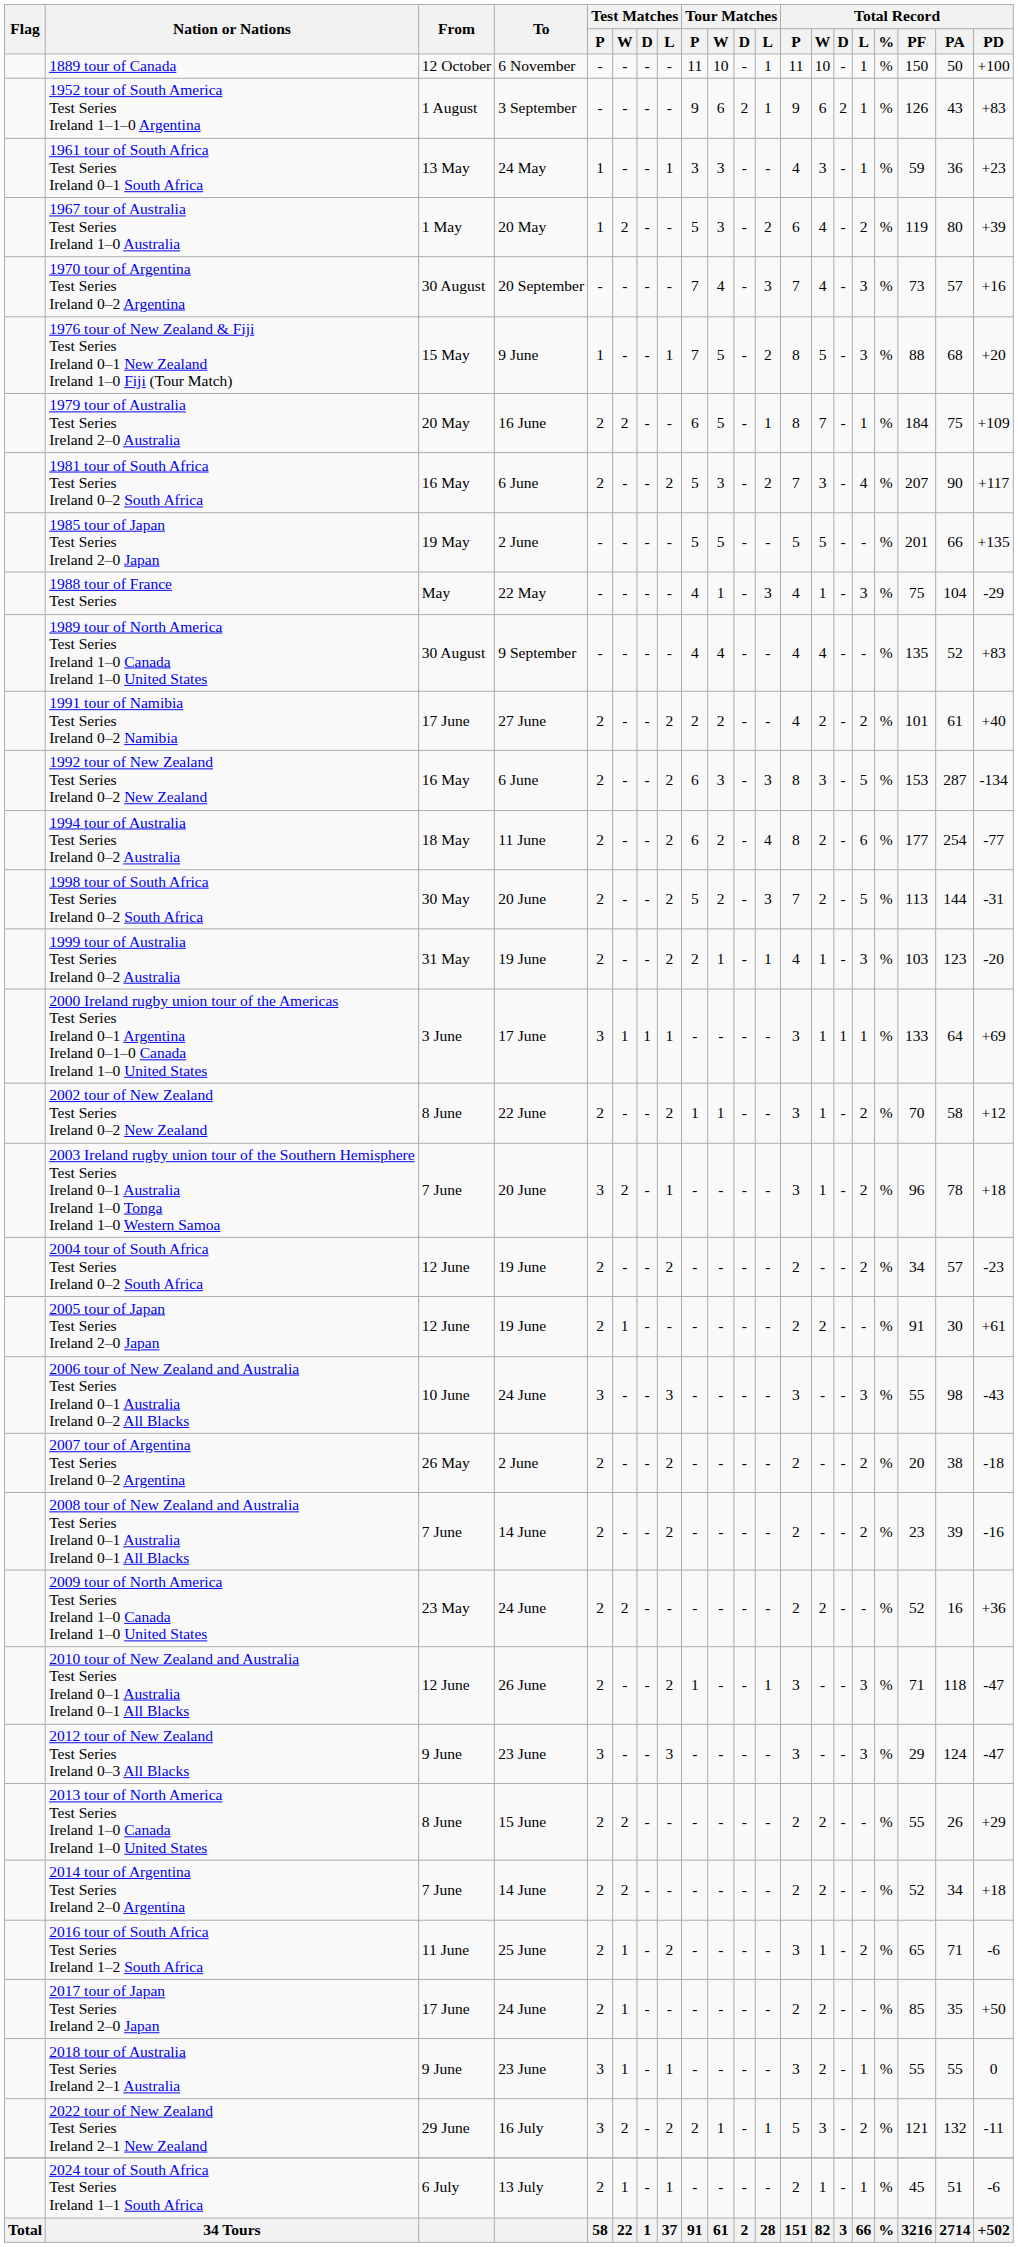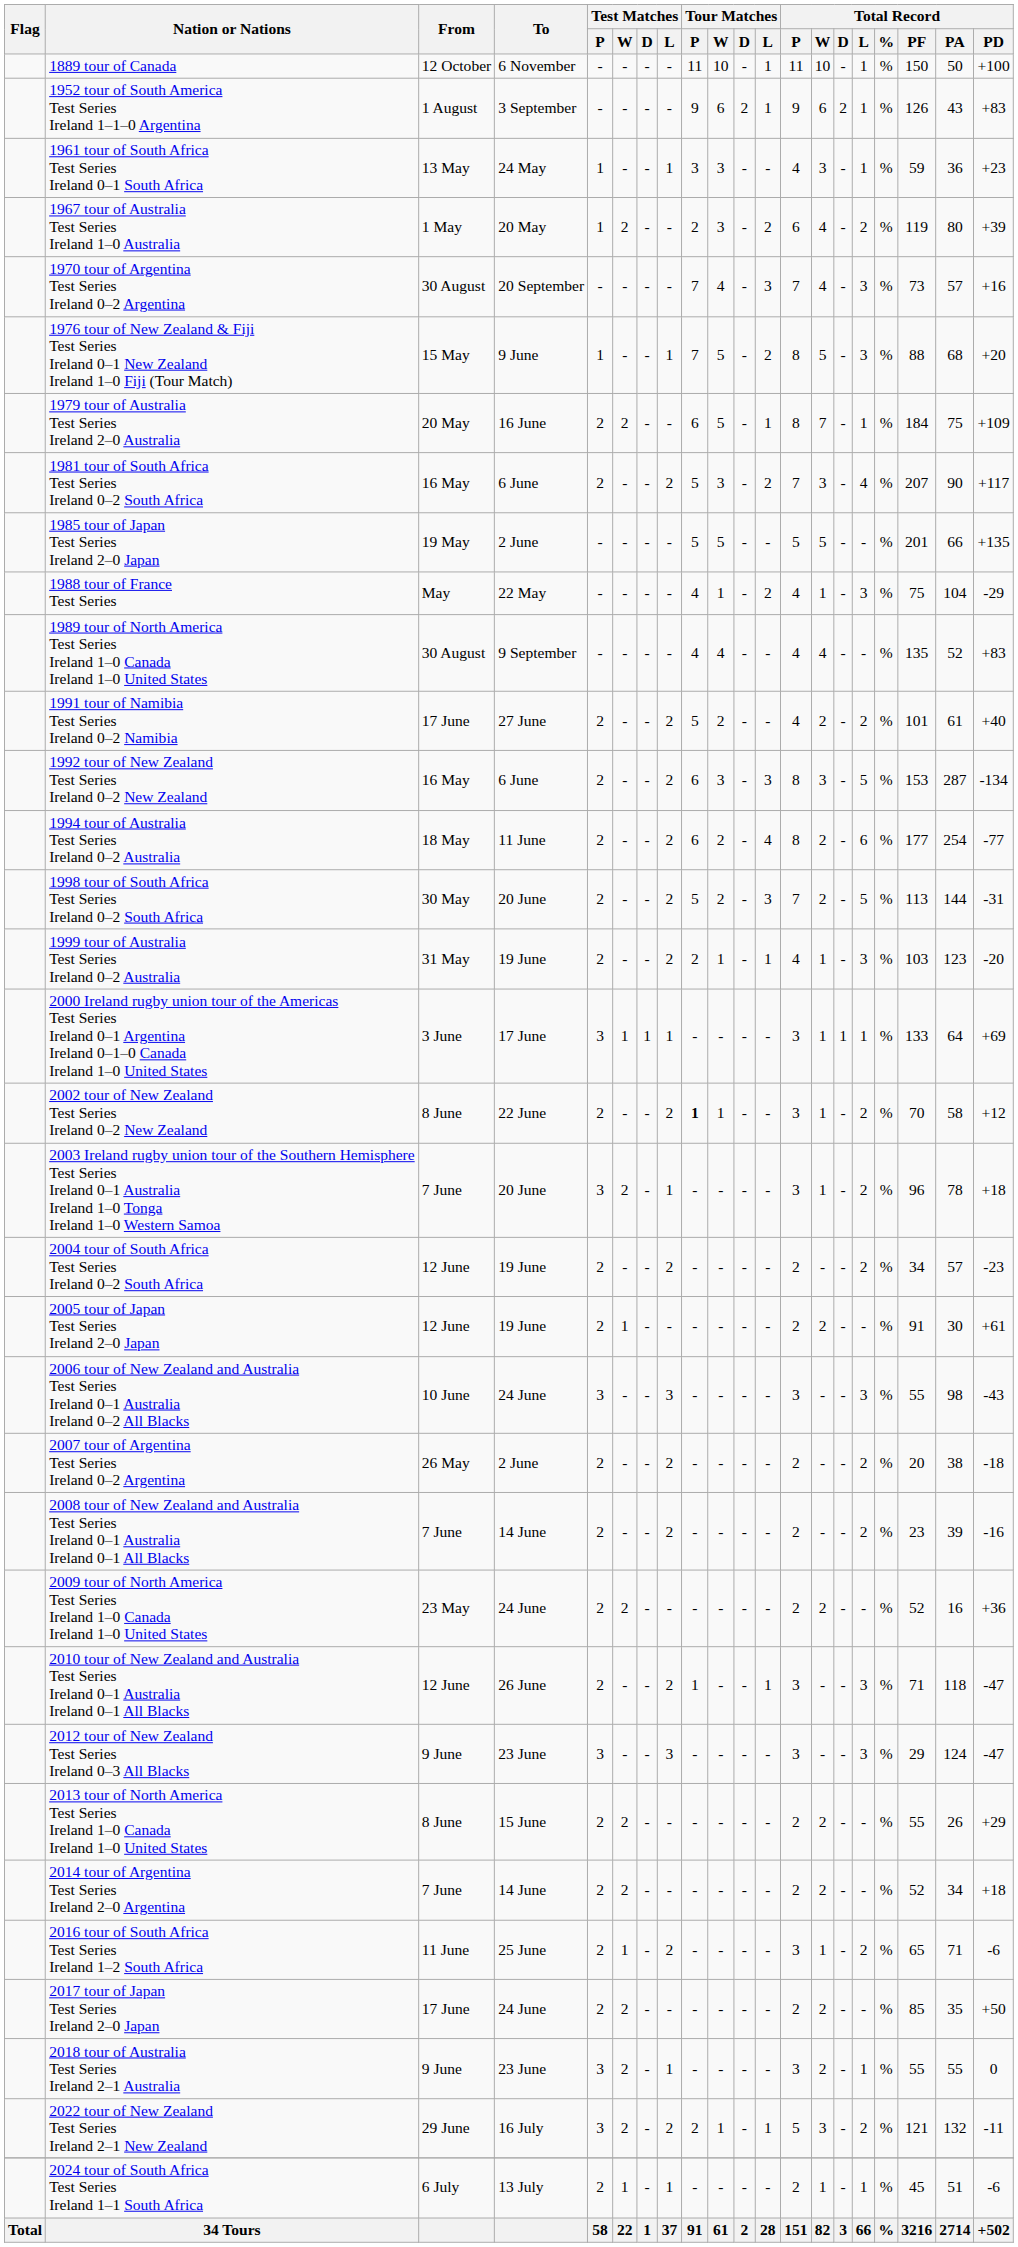(695, 227) 5 -> (695, 227) 2
(768, 593) 3 -> (768, 593) 2
(695, 720) 2 -> (695, 720) 5
(695, 1113) normal -> (695, 1113) bold
(625, 2009) 1 -> (625, 2009) 2
(625, 2068) 1 -> (625, 2068) 2
